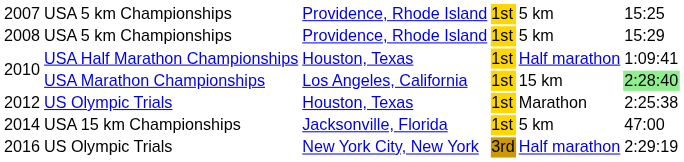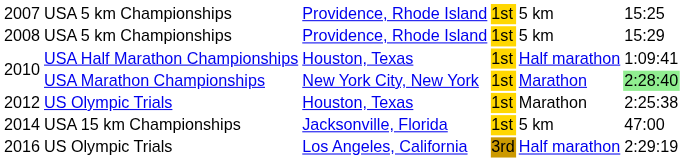(385, 80) Los Angeles, California -> (391, 80) New York City, New York
(541, 80) 15 km -> (553, 80) Marathon
(391, 147) New York City, New York -> (385, 147) Los Angeles, California
